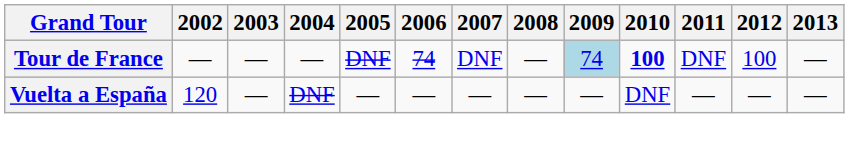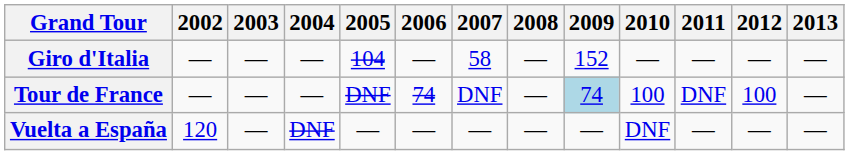+ row: (88, 58)
(648, 58) bold -> (648, 94) normal
